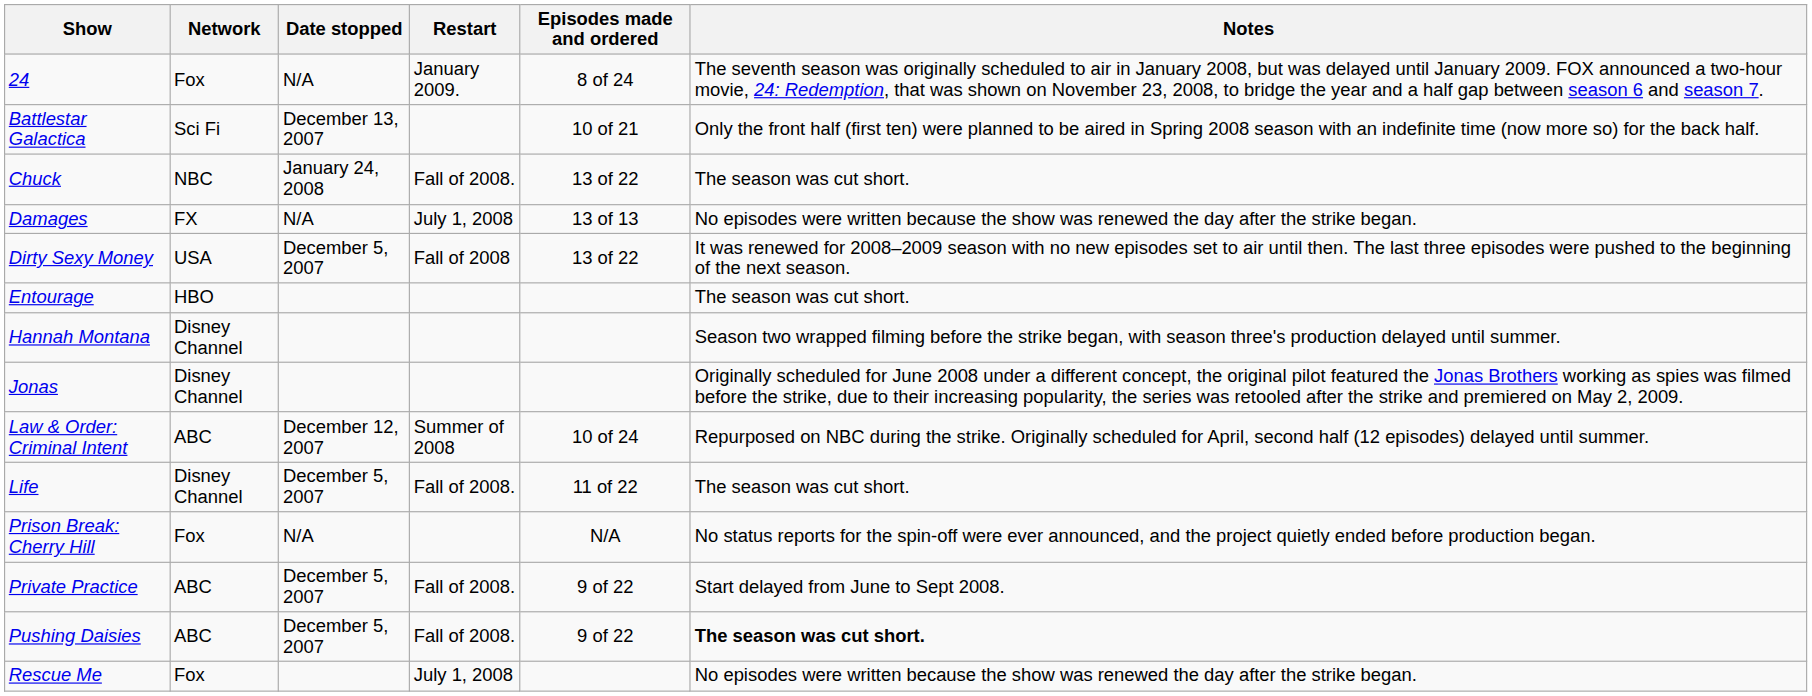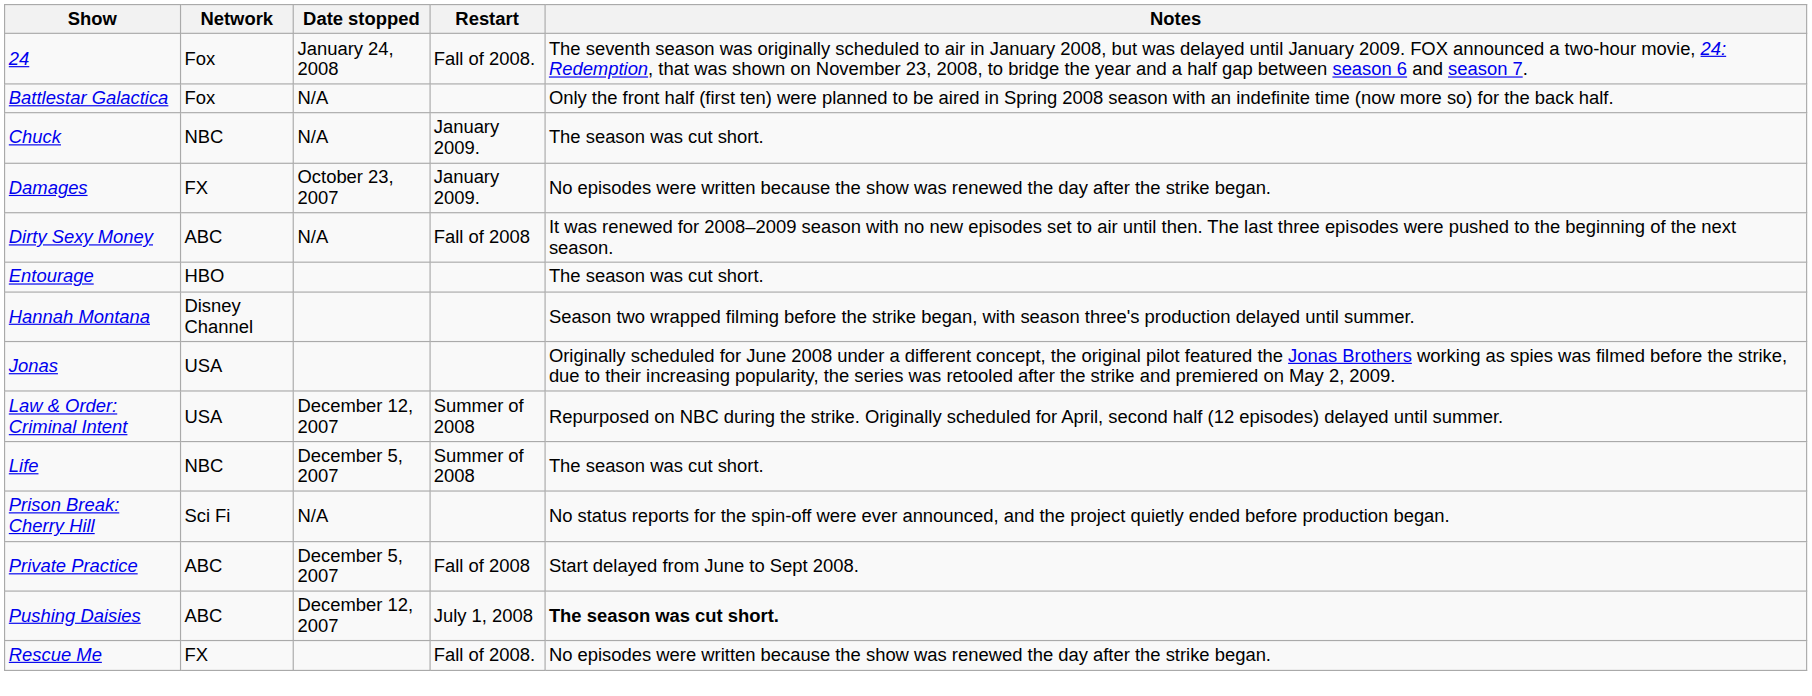- column: (605, 29)
(298, 79) N/A -> (346, 58) January 24, 2008
(447, 79) January 2009. -> (484, 58) Fall of 2008.
(197, 129) Sci Fi -> (200, 98) Fox
(341, 129) December 13, 2007 -> (313, 98) N/A
(331, 179) January 24, 2008 -> (313, 137) N/A
(464, 179) Fall of 2008. -> (466, 137) January 2009.
(298, 218) N/A -> (346, 187) October 23, 2007
(463, 218) July 1, 2008 -> (466, 187) January 2009.
(193, 258) USA -> (203, 237) ABC
(336, 258) December 5, 2007 -> (313, 237) N/A
(208, 387) Disney Channel -> (203, 366) USA
(193, 436) ABC -> (203, 416) USA
(208, 486) Disney Channel -> (204, 466) NBC
(464, 486) Fall of 2008. -> (479, 466) Summer of 2008
(189, 536) Fox -> (207, 516) Sci Fi
(464, 586) Fall of 2008. -> (482, 565) Fall of 2008
(336, 636) December 5, 2007 -> (355, 615) December 12, 2007
(464, 636) Fall of 2008. -> (483, 615) July 1, 2008
(189, 676) Fox -> (196, 655) FX
(463, 676) July 1, 2008 -> (484, 655) Fall of 2008.
